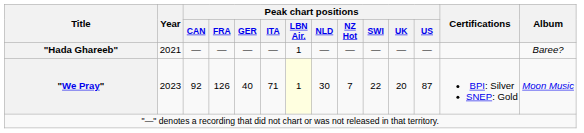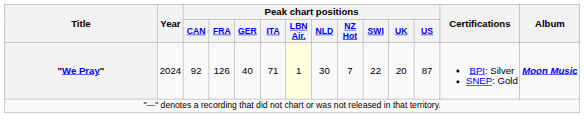- row: (81, 50)
(170, 86) 2023 -> (170, 70) 2024
(548, 86) normal -> (550, 70) bold
